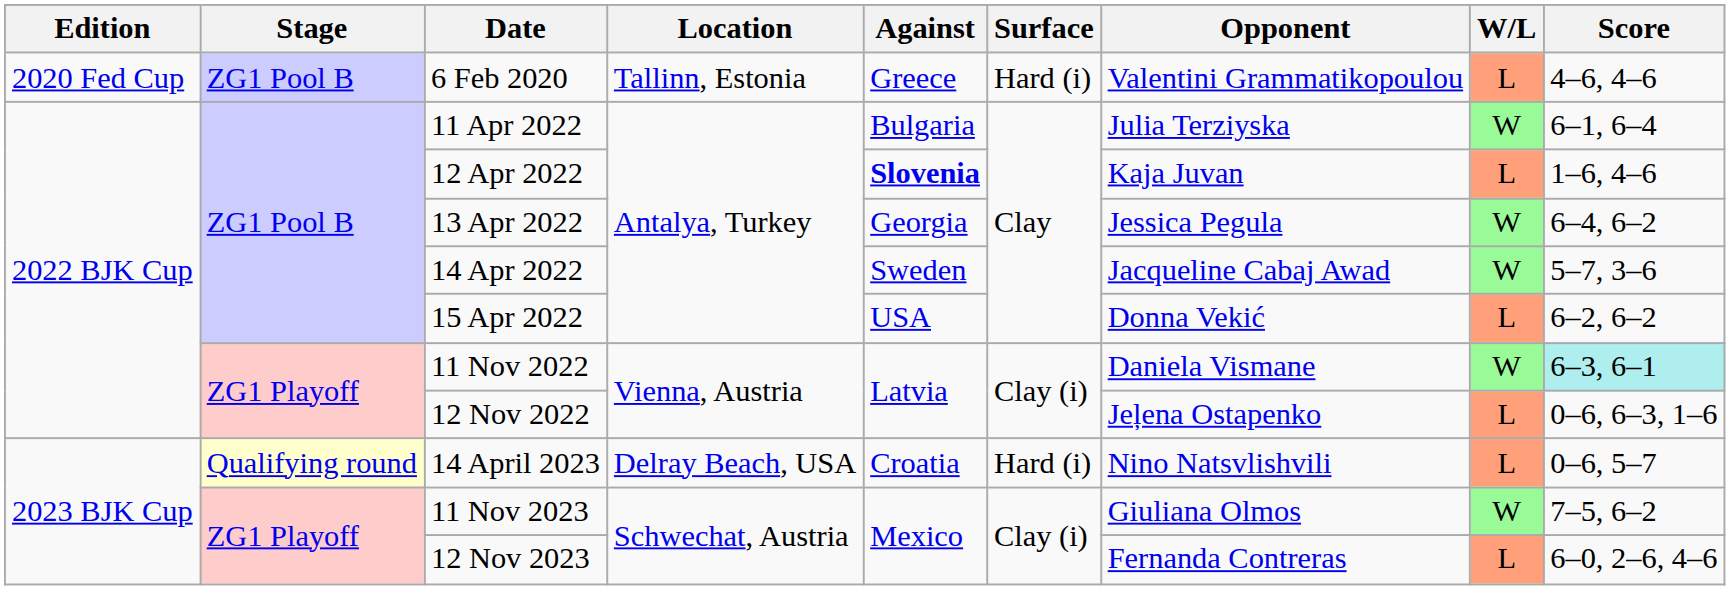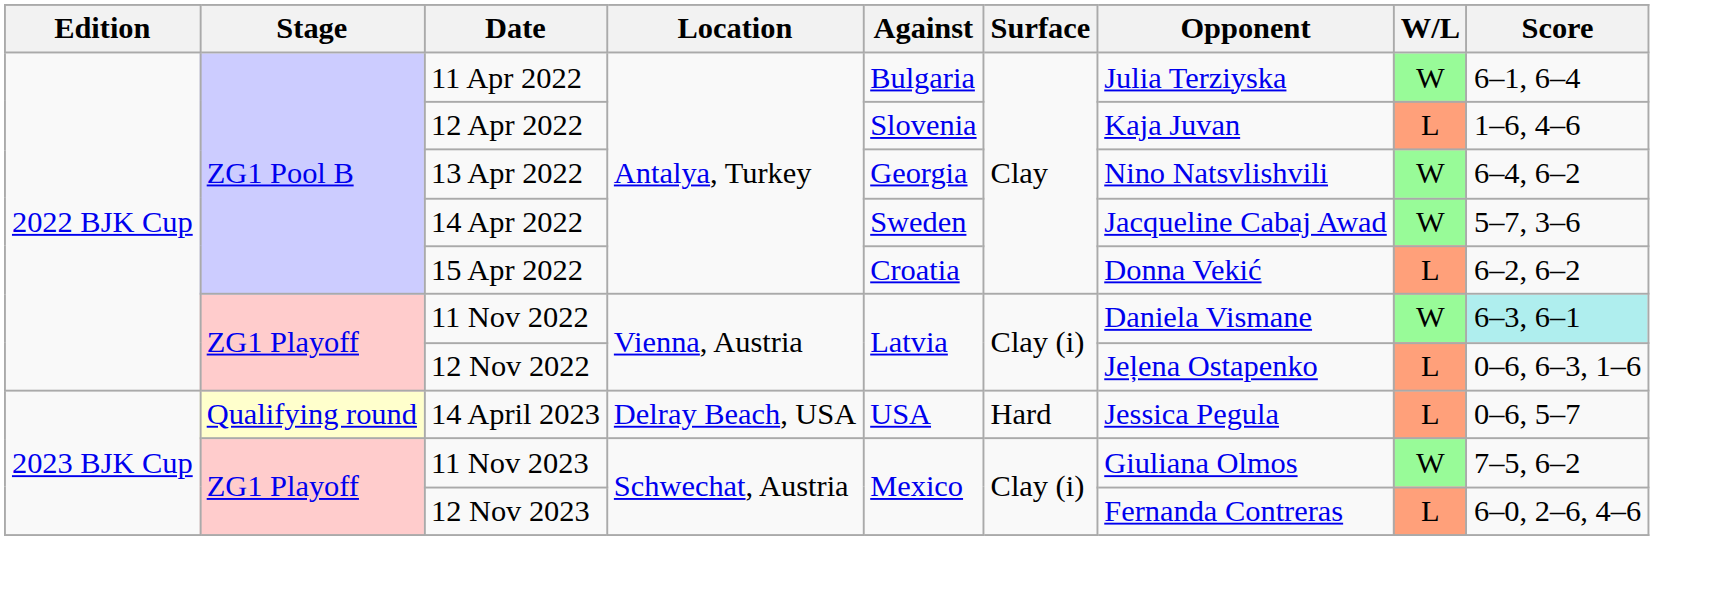- row: (499, 76)
(925, 173) bold -> (923, 125) normal
(1195, 221) Jessica Pegula -> (1216, 173) Nino Natsvlishvili
(901, 317) USA -> (915, 269) Croatia
(915, 462) Croatia -> (901, 414) USA
(1043, 462) Hard (i) -> (1021, 414) Hard
(1220, 462) Nino Natsvlishvili -> (1192, 414) Jessica Pegula
